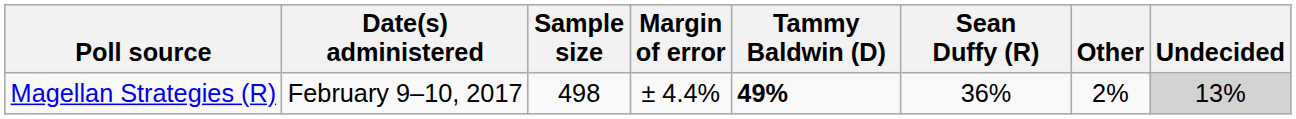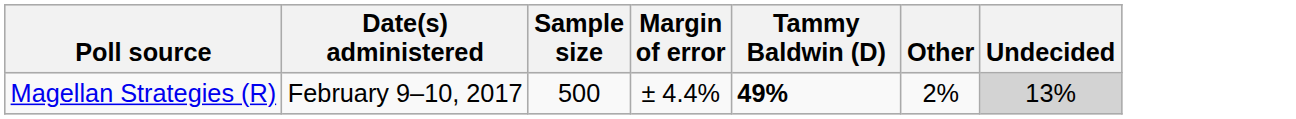- column: (986, 38)
(579, 93) 498 -> (579, 93) 500
